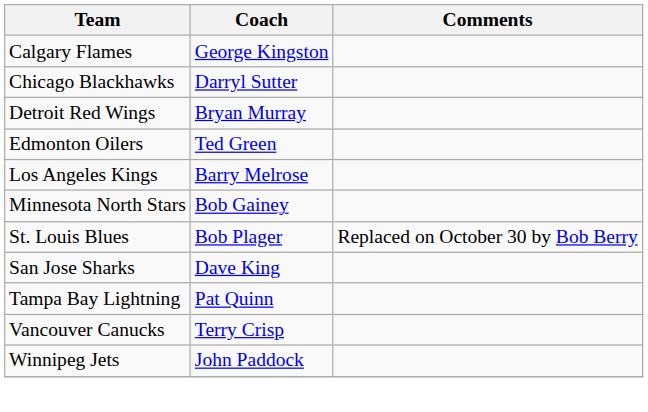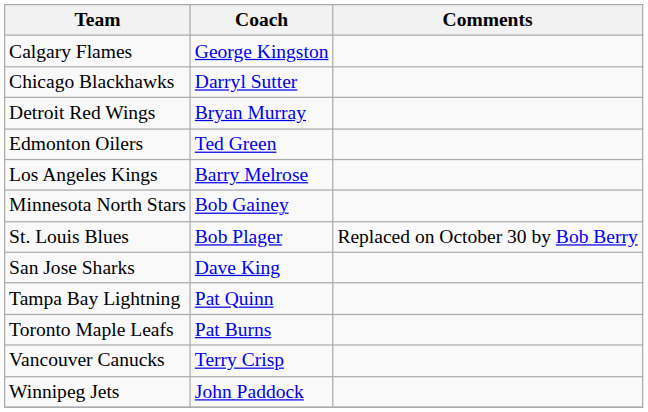+ row: (91, 329)
